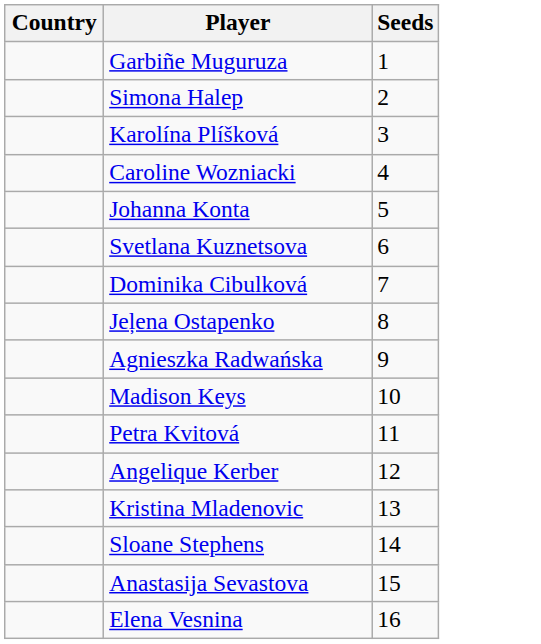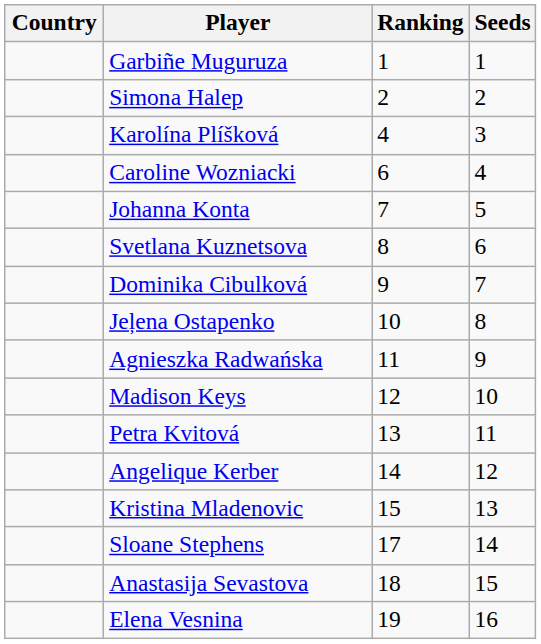+ column: (420, 23)
